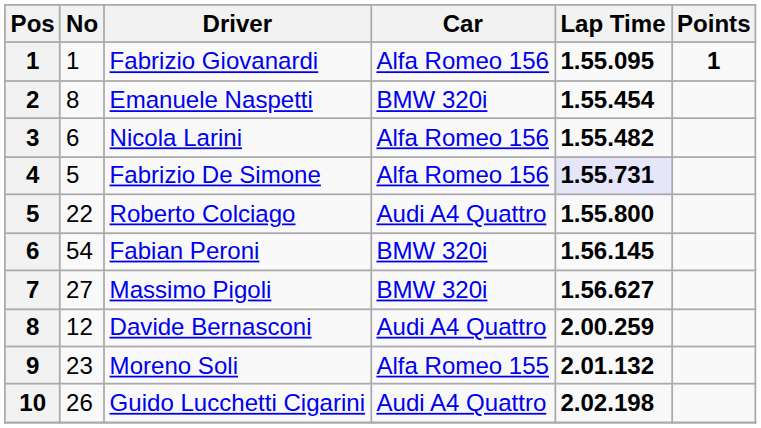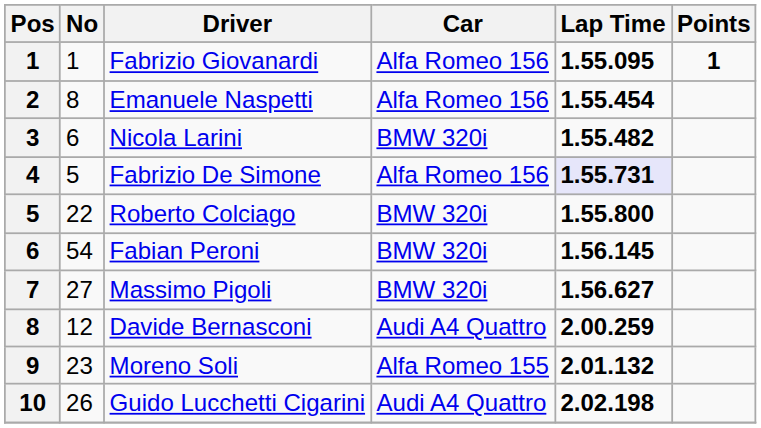(432, 99) BMW 320i -> (463, 99) Alfa Romeo 156
(463, 137) Alfa Romeo 156 -> (432, 137) BMW 320i
(461, 213) Audi A4 Quattro -> (432, 213) BMW 320i
